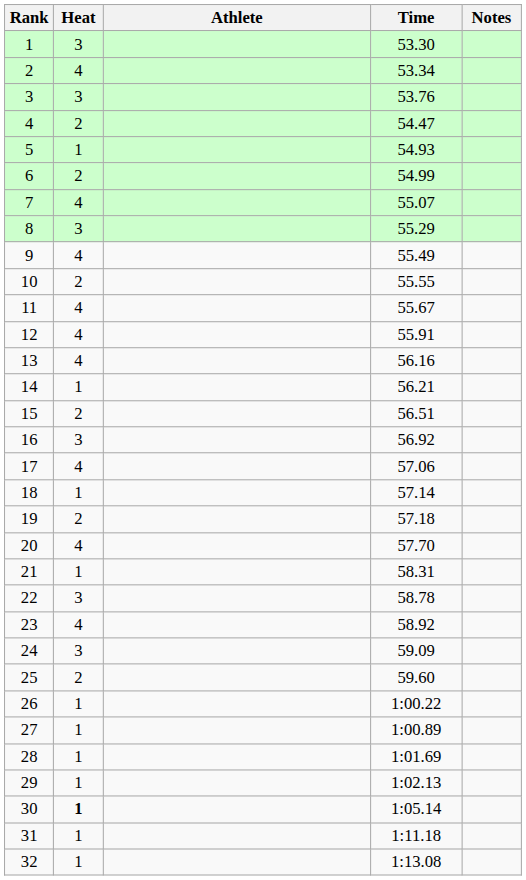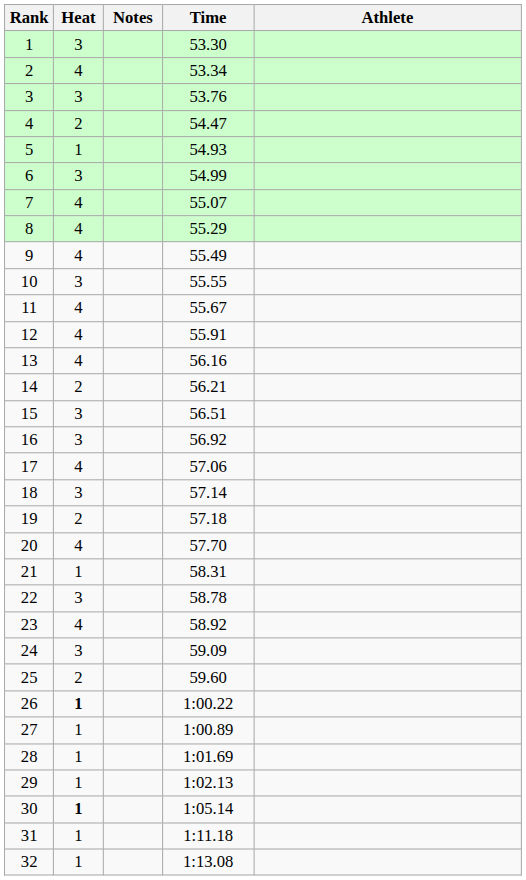columns swapped: (237, 17) <-> (491, 17)
(78, 176) 2 -> (78, 176) 3
(78, 228) 3 -> (78, 228) 4
(78, 281) 2 -> (78, 281) 3
(78, 387) 1 -> (78, 387) 2
(78, 413) 2 -> (78, 413) 3
(78, 492) 1 -> (78, 492) 3
(78, 703) normal -> (78, 703) bold
